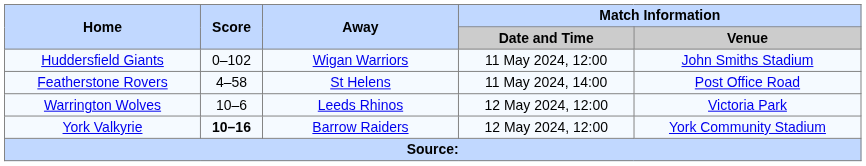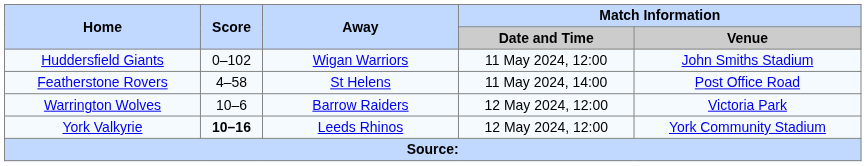(360, 105) Leeds Rhinos -> (360, 105) Barrow Raiders
(360, 127) Barrow Raiders -> (360, 127) Leeds Rhinos
